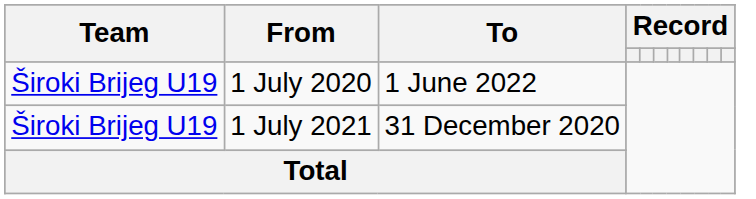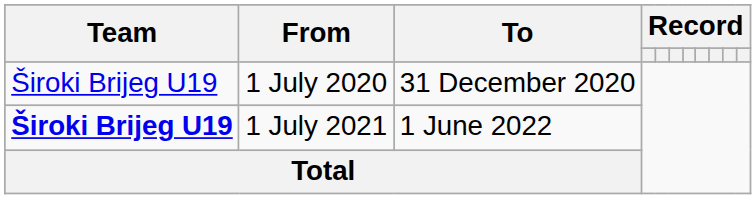(461, 83) 1 June 2022 -> (518, 83) 31 December 2020
(114, 127) normal -> (122, 127) bold
(502, 127) 31 December 2020 -> (476, 127) 1 June 2022
